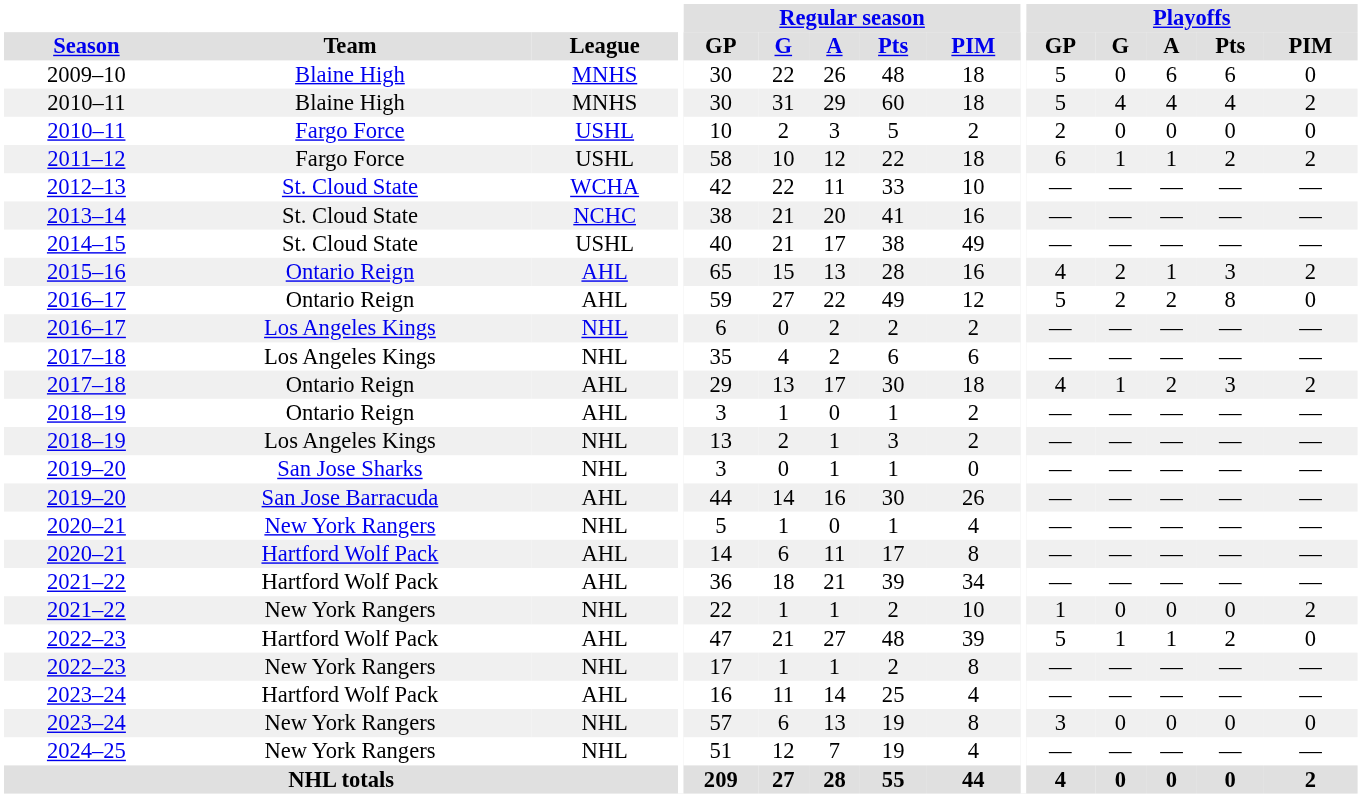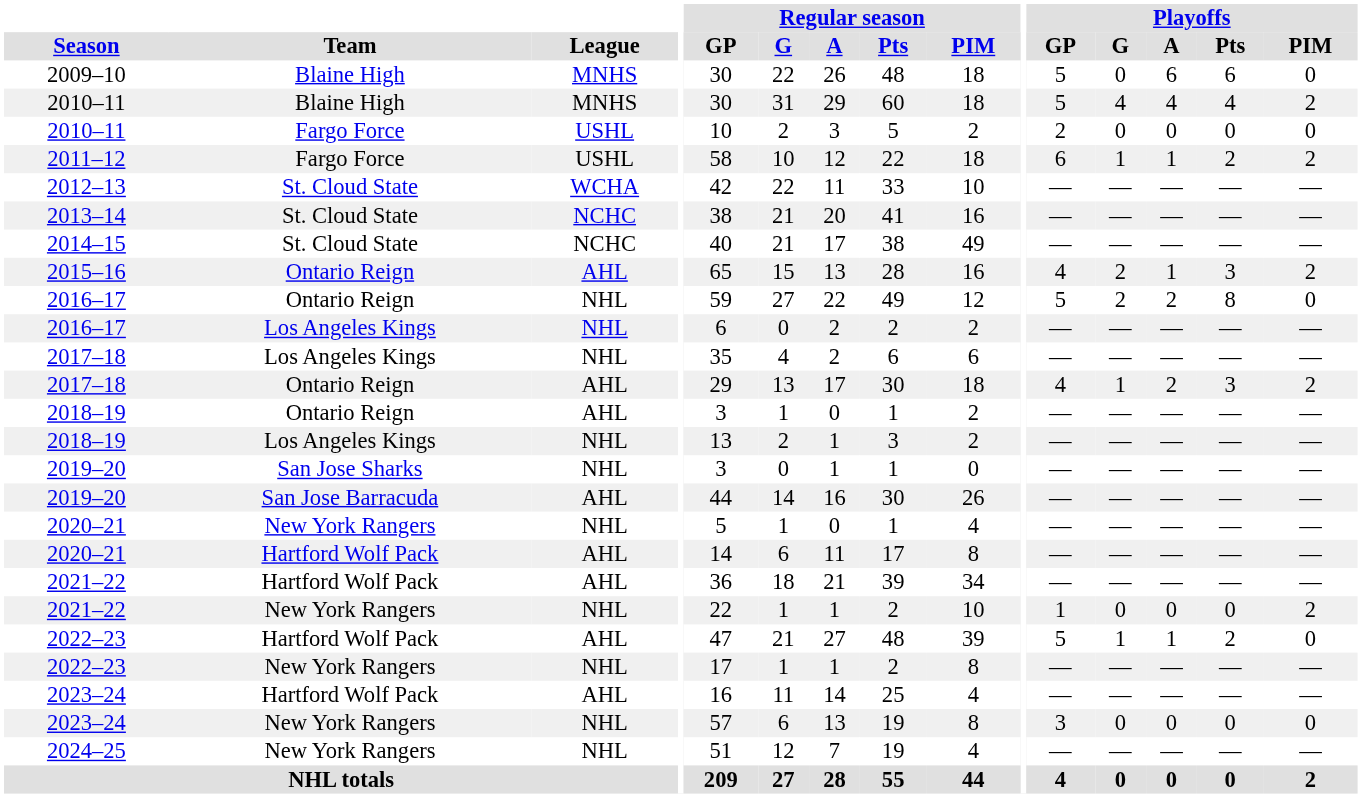(605, 243) USHL -> (605, 243) NCHC
(605, 299) AHL -> (605, 299) NHL
